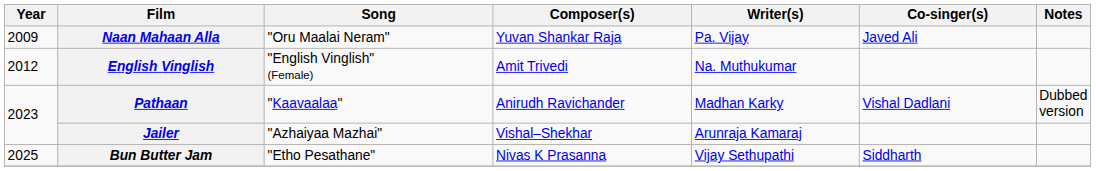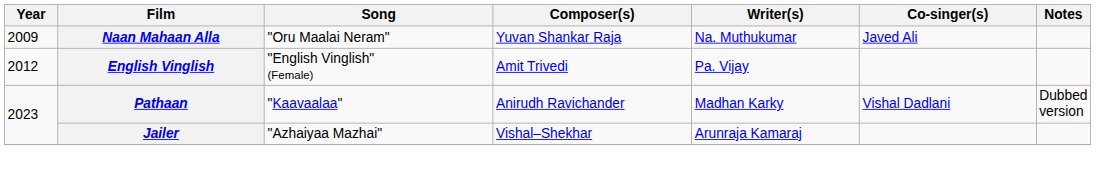(722, 37) Pa. Vijay -> (746, 37) Na. Muthukumar
(746, 66) Na. Muthukumar -> (722, 66) Pa. Vijay
- row: (161, 155)
